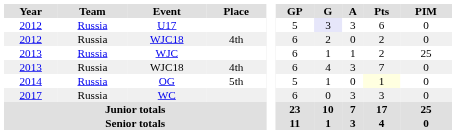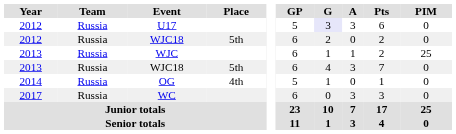(236, 39) 4th -> (236, 39) 5th
(236, 67) 4th -> (236, 67) 5th
(236, 81) 5th -> (236, 81) 4th
(382, 81) lightyellow background -> (382, 81) no background
